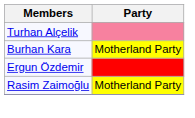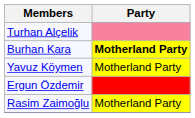(138, 50) normal -> (141, 50) bold
+ row: (45, 68)
